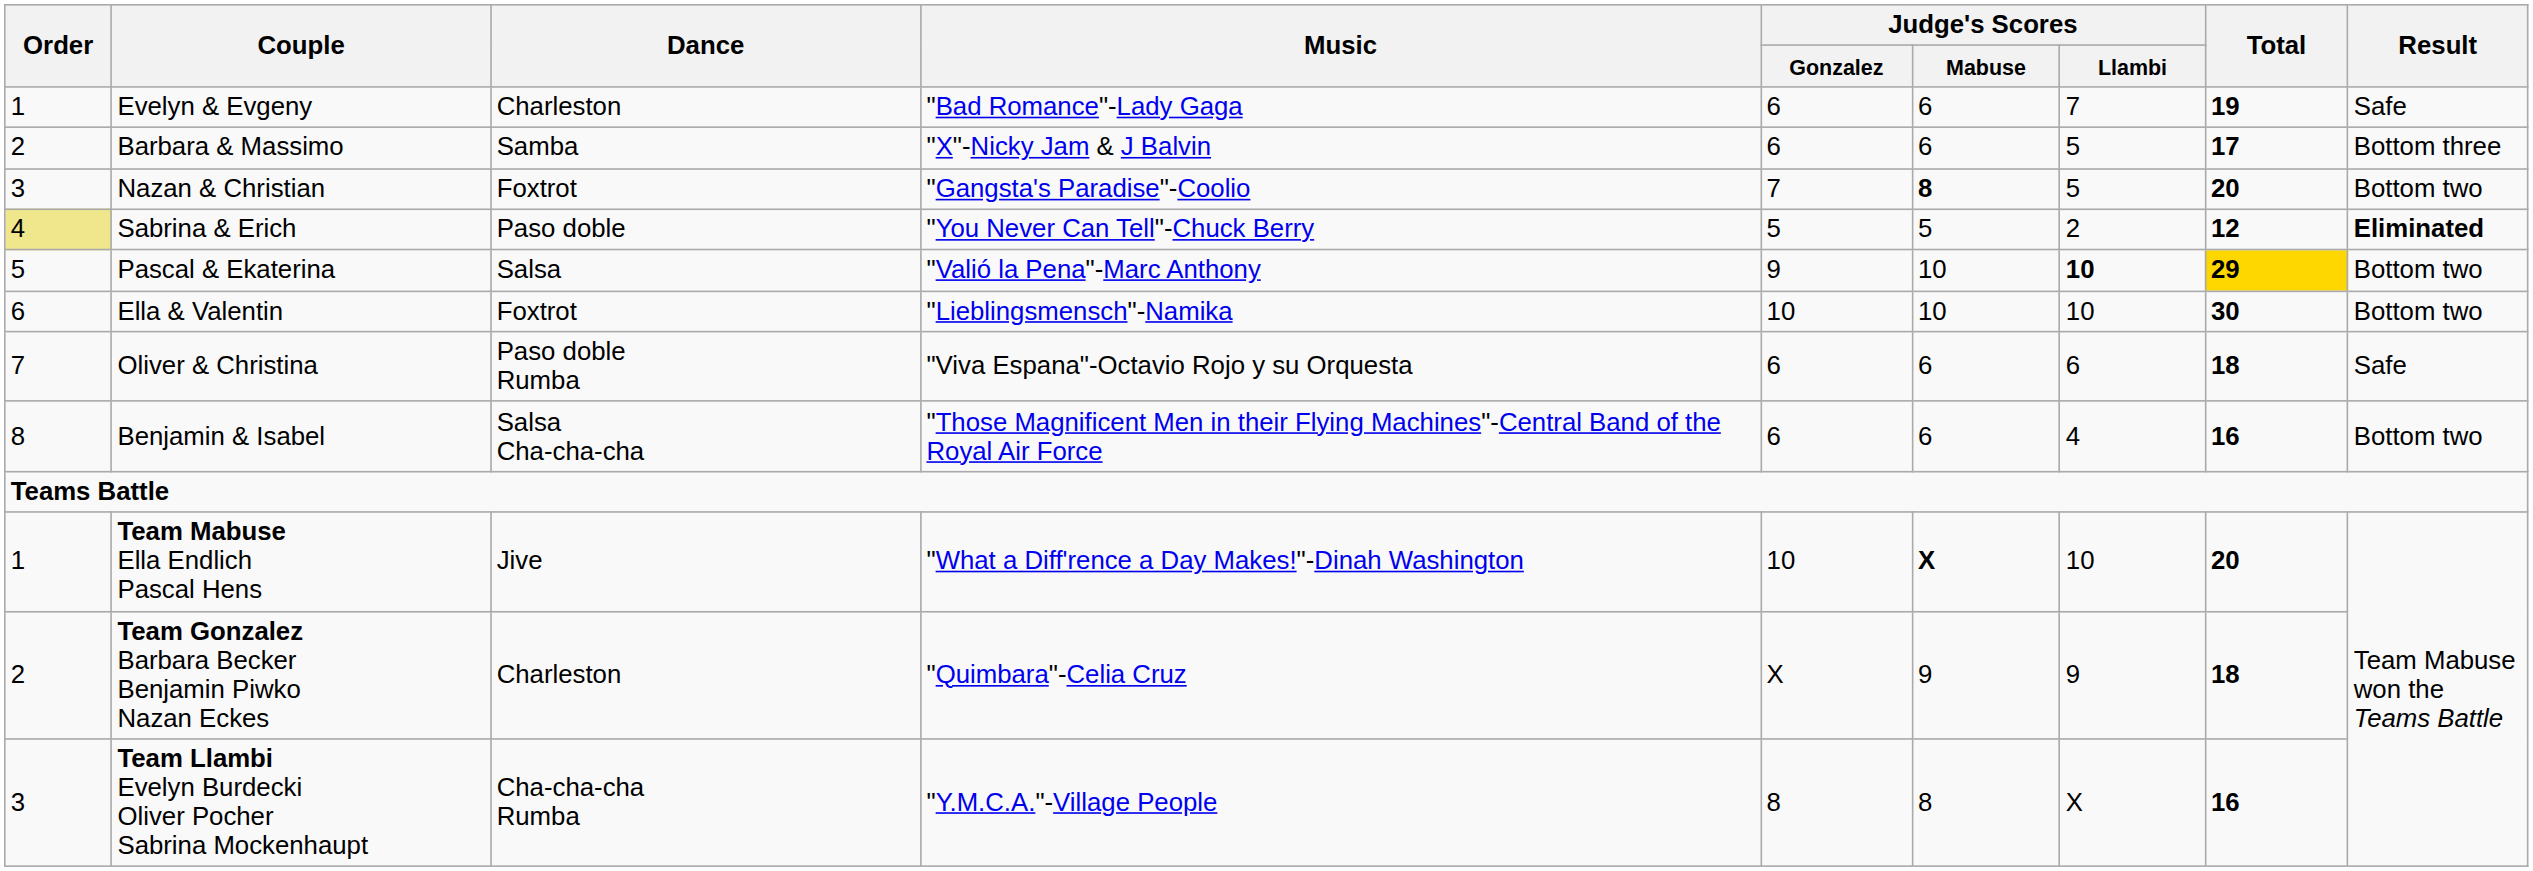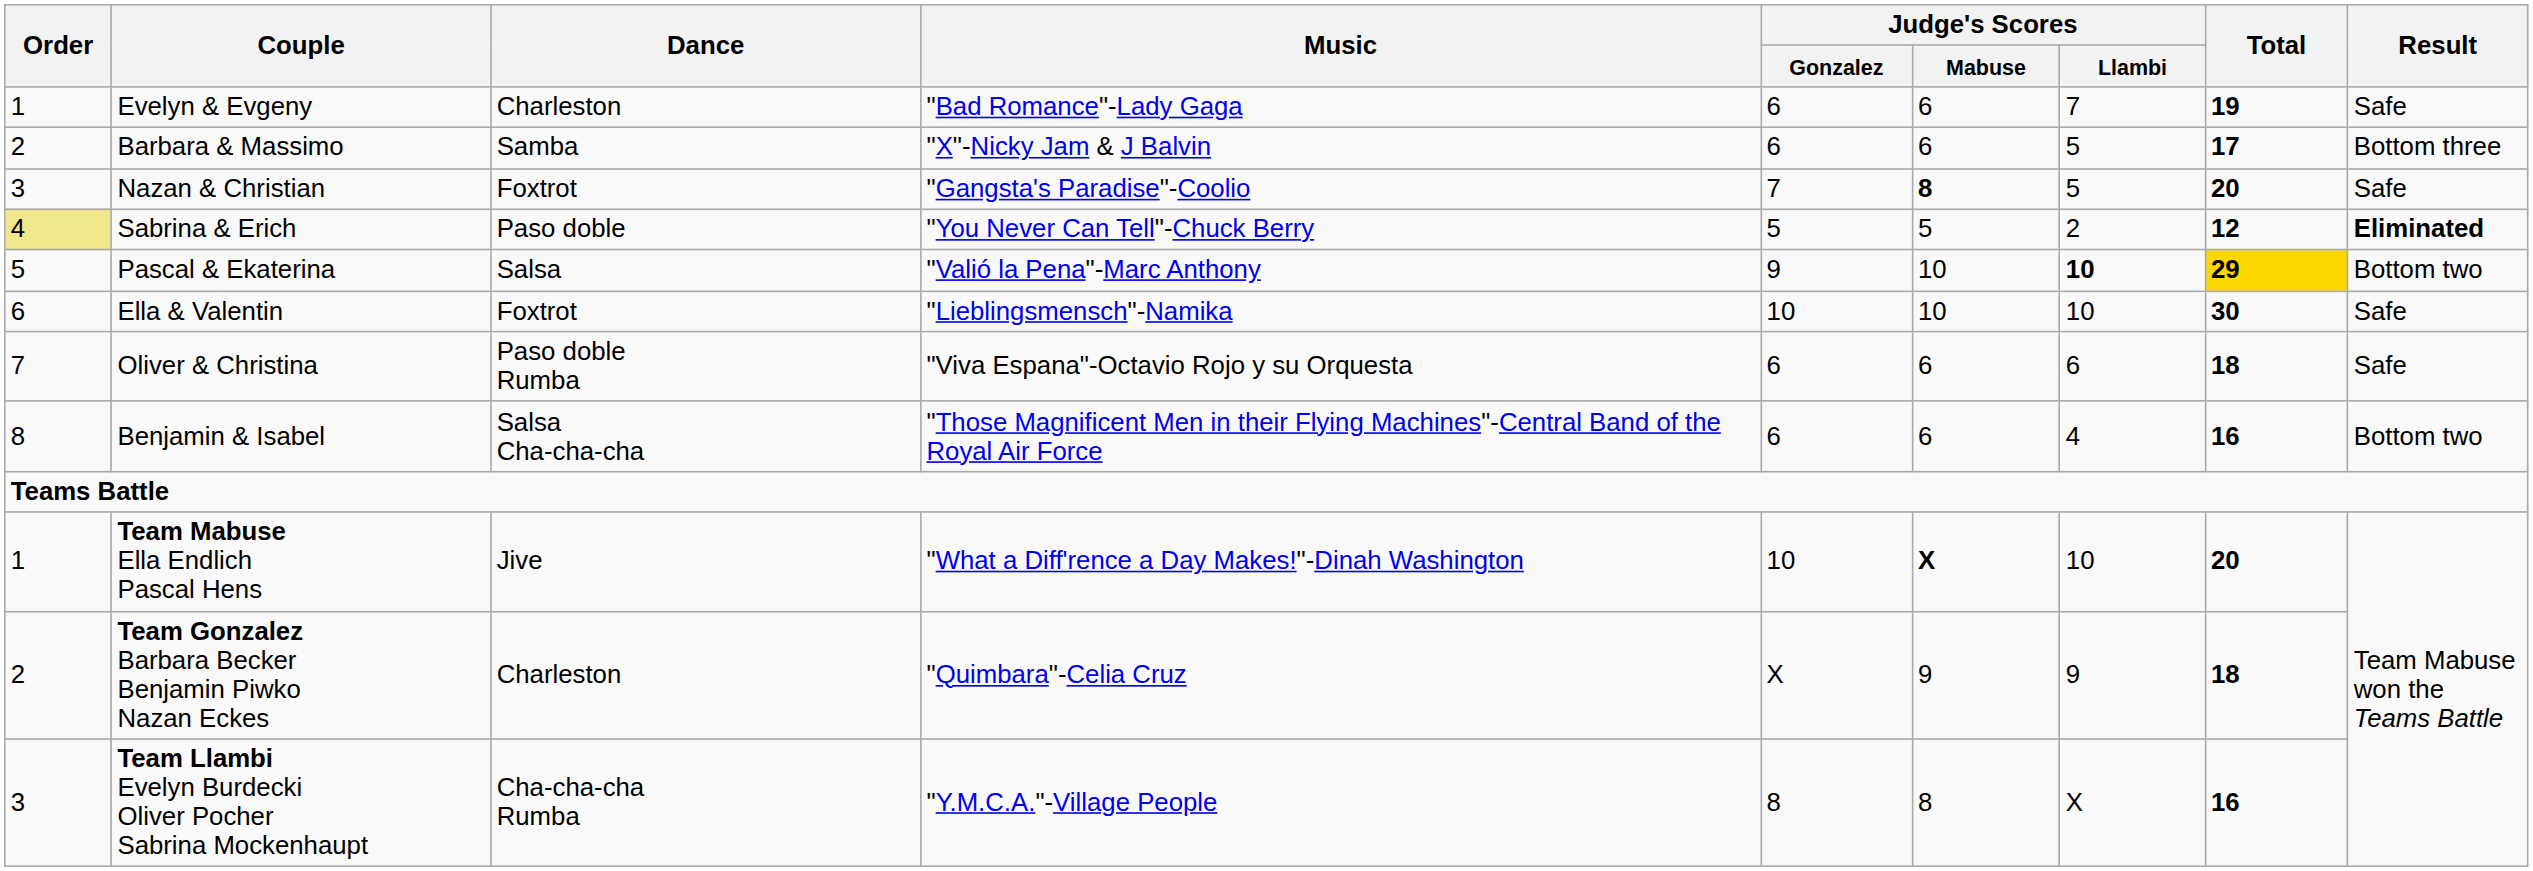(2418, 188) Bottom two -> (2380, 188) Safe
(2418, 310) Bottom two -> (2380, 310) Safe
